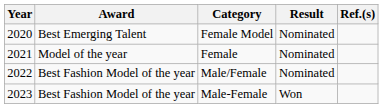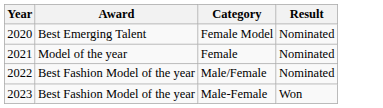- column: (358, 14)
